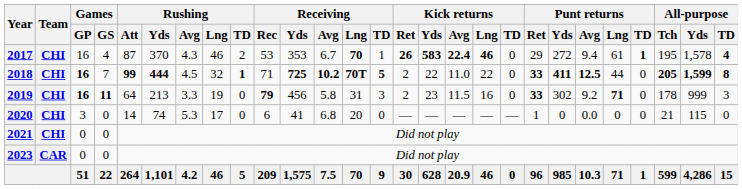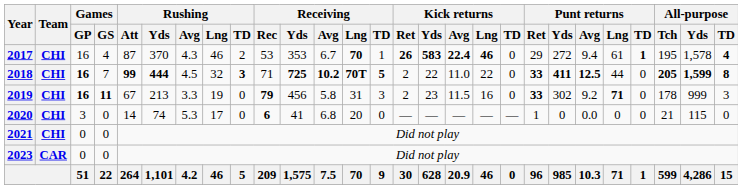(242, 74) 1 -> (242, 74) 3
(130, 94) 64 -> (130, 94) 67
(267, 114) normal -> (267, 114) bold
